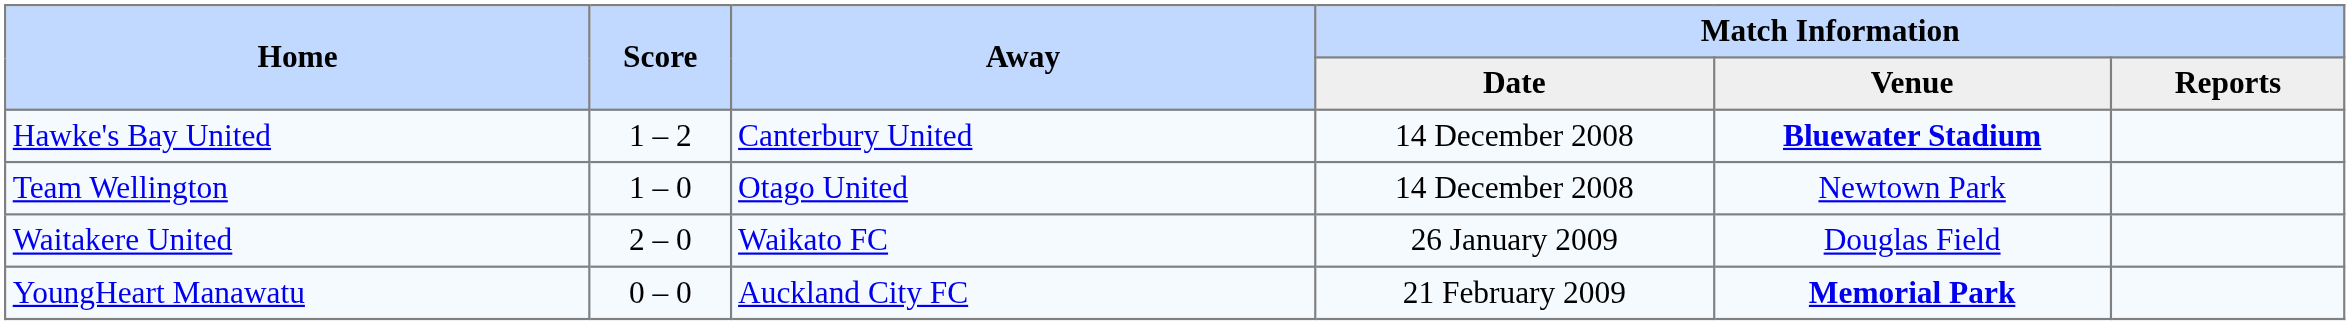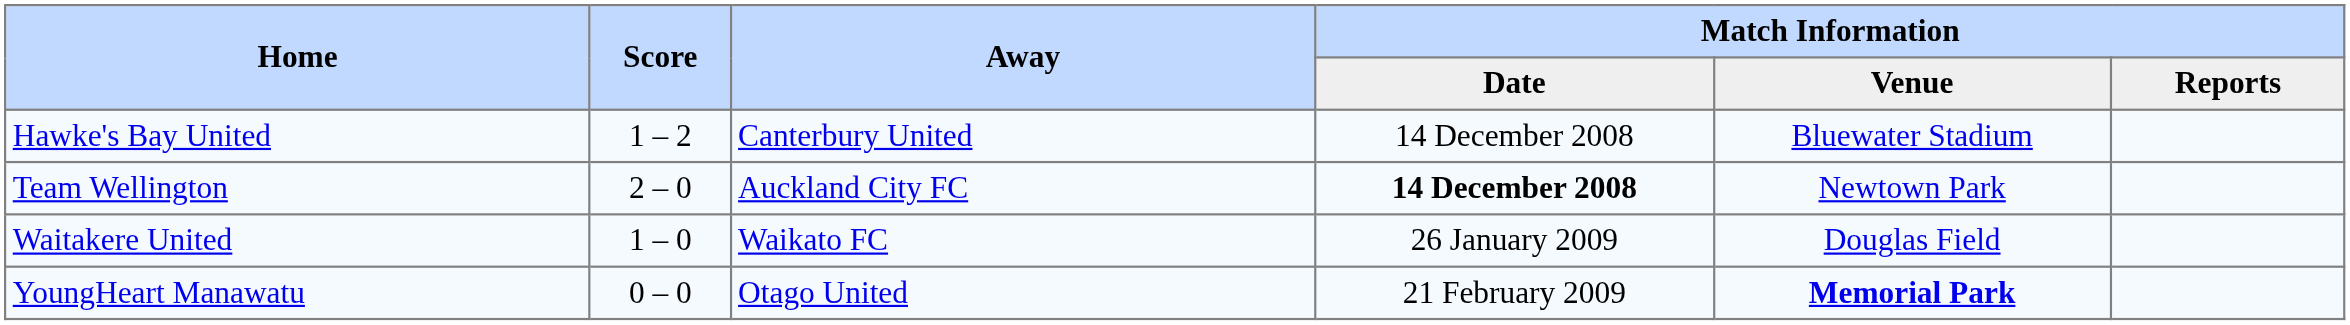(1912, 135) bold -> (1912, 135) normal
(660, 187) 1 – 0 -> (660, 187) 2 – 0
(823, 187) Otago United -> (853, 187) Auckland City FC
(1514, 187) normal -> (1514, 187) bold
(660, 239) 2 – 0 -> (660, 239) 1 – 0
(853, 292) Auckland City FC -> (823, 292) Otago United
